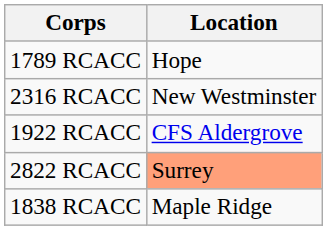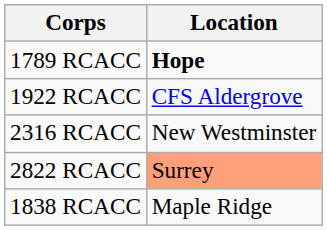(177, 59) normal -> (178, 59) bold
rows swapped: (76, 133) <-> (76, 96)
